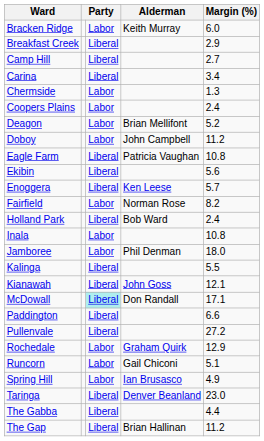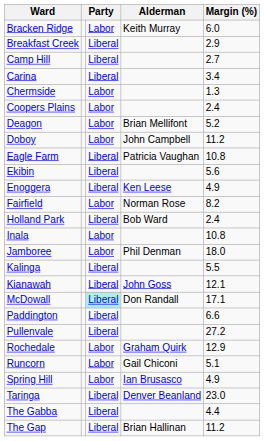(213, 188) 5.7 -> (213, 188) 4.9
